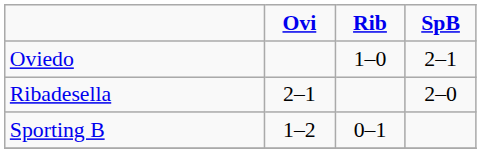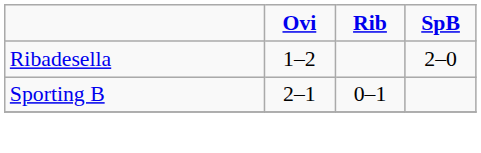- row: (42, 58)
(299, 94) 2–1 -> (299, 58) 1–2
(299, 130) 1–2 -> (299, 94) 2–1
